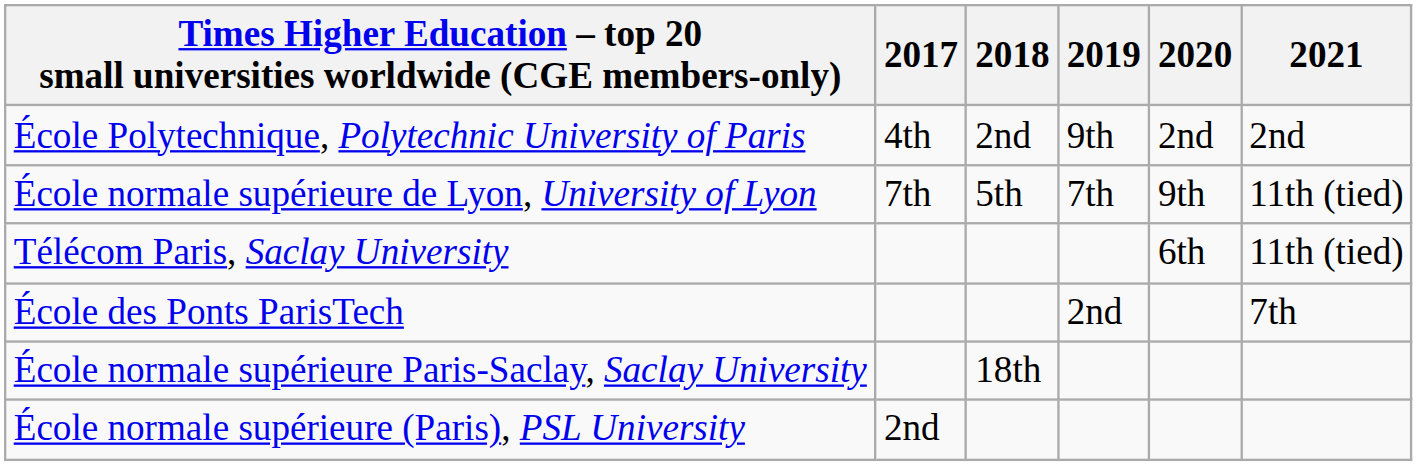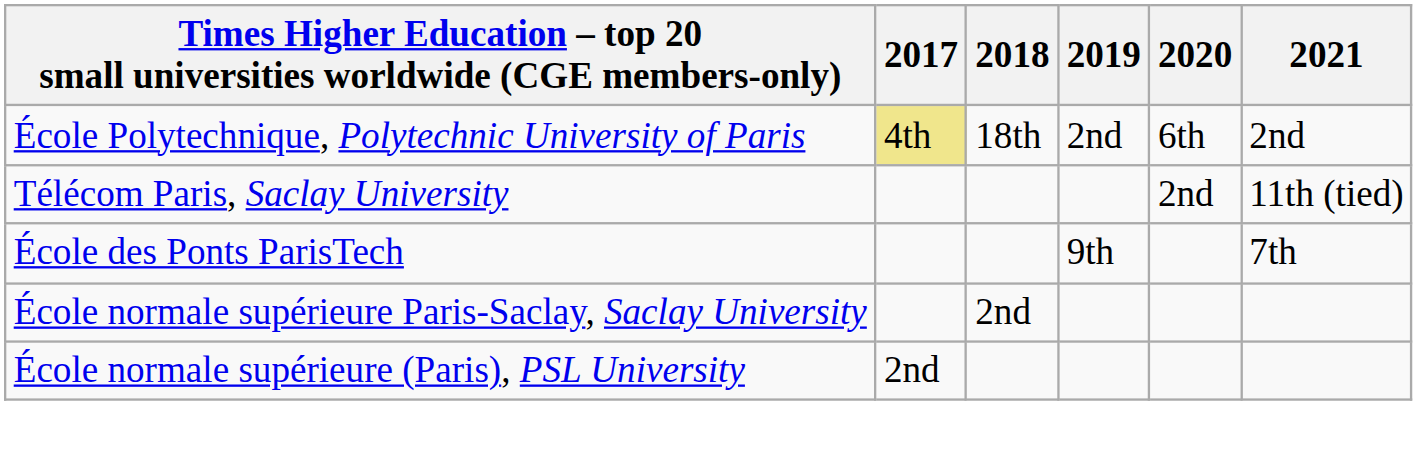(908, 134) no background -> (908, 134) khaki background
(1003, 134) 2nd -> (1008, 134) 18th
(1090, 134) 9th -> (1094, 134) 2nd
(1186, 134) 2nd -> (1182, 134) 6th
- row: (415, 193)
(1182, 252) 6th -> (1186, 193) 2nd
(1094, 311) 2nd -> (1090, 252) 9th
(1008, 370) 18th -> (1003, 311) 2nd
